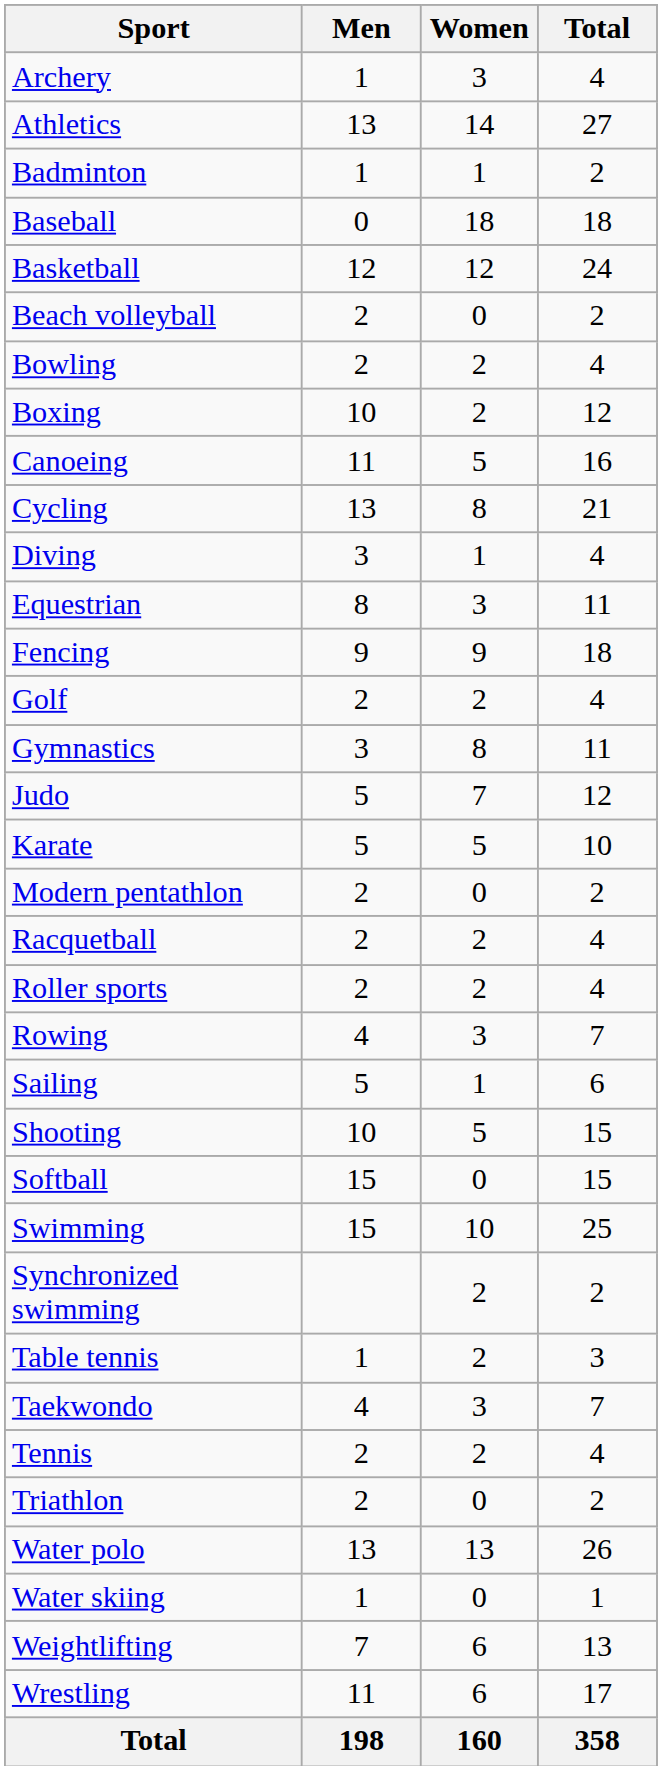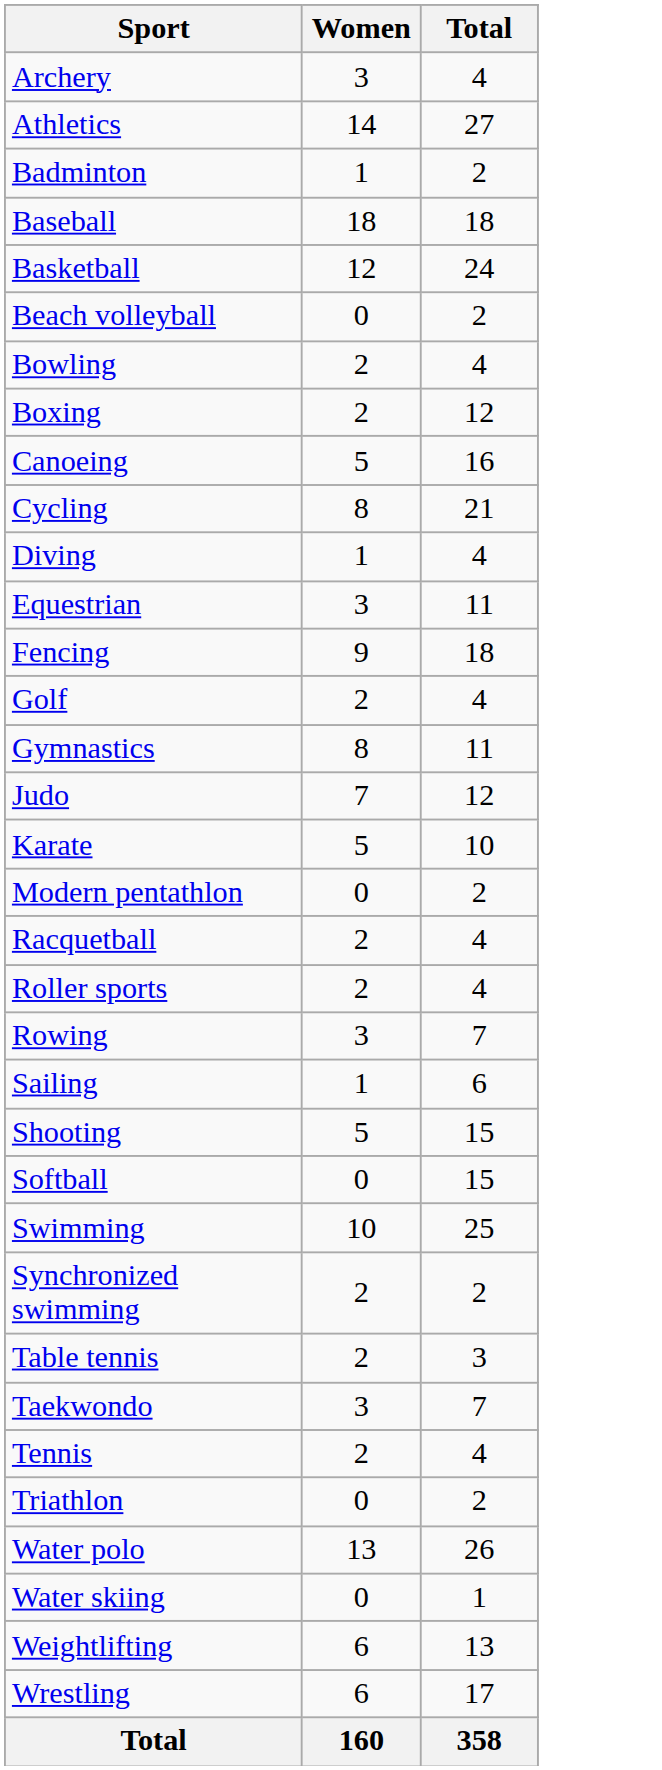- column: (361, 28)
